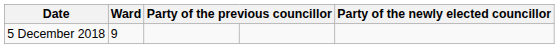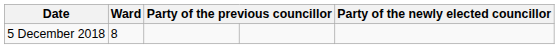(114, 33) 9 -> (114, 33) 8
